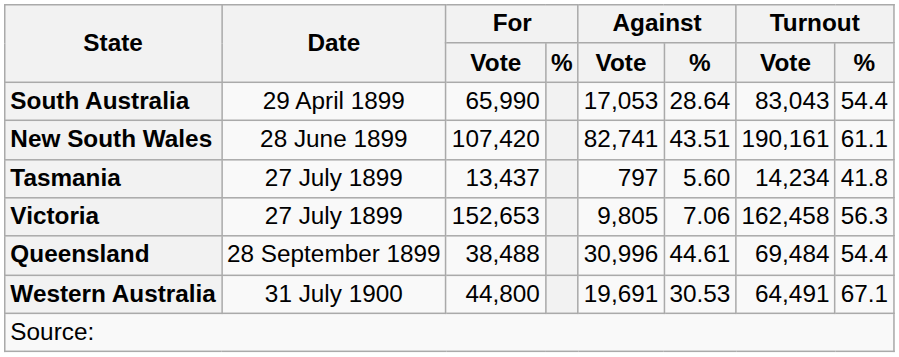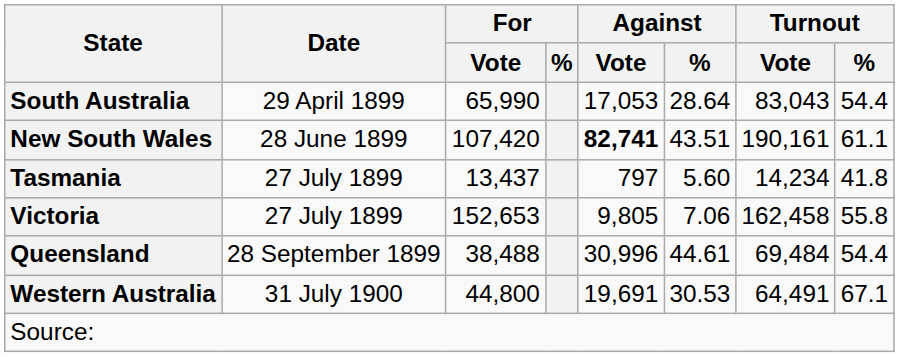(621, 139) normal -> (621, 139) bold
(864, 216) 56.3 -> (864, 216) 55.8
